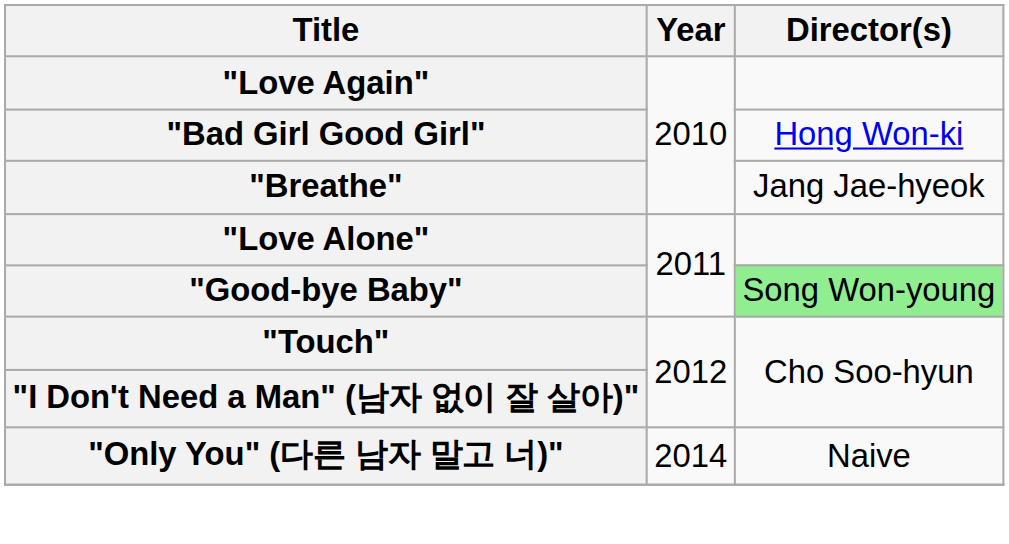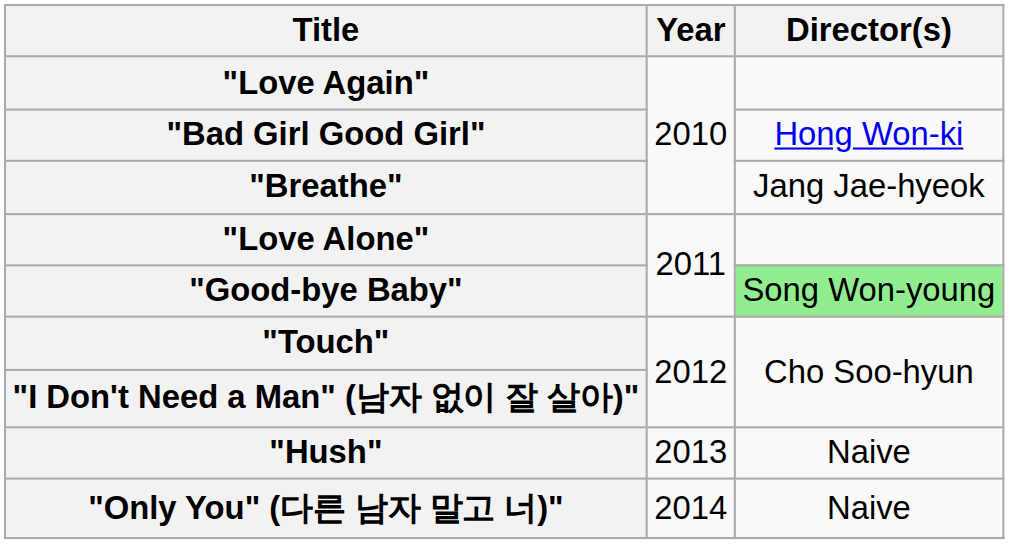+ row: (326, 452)
